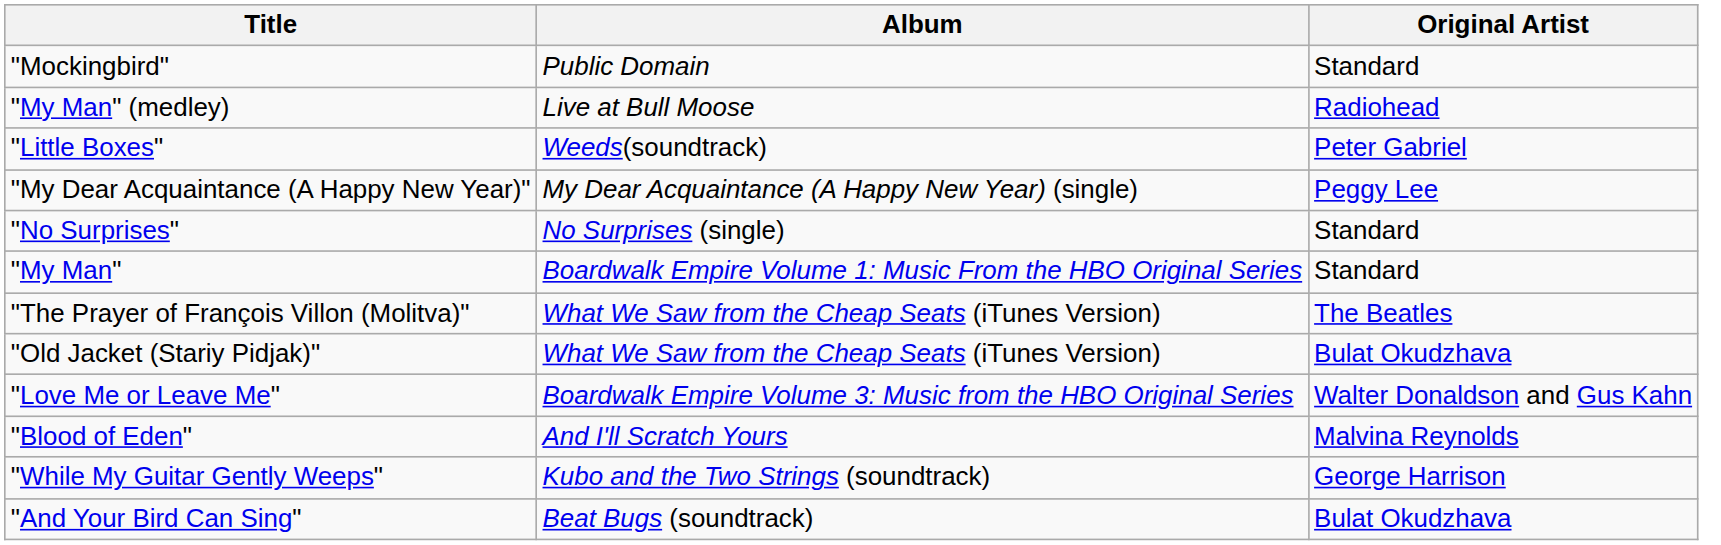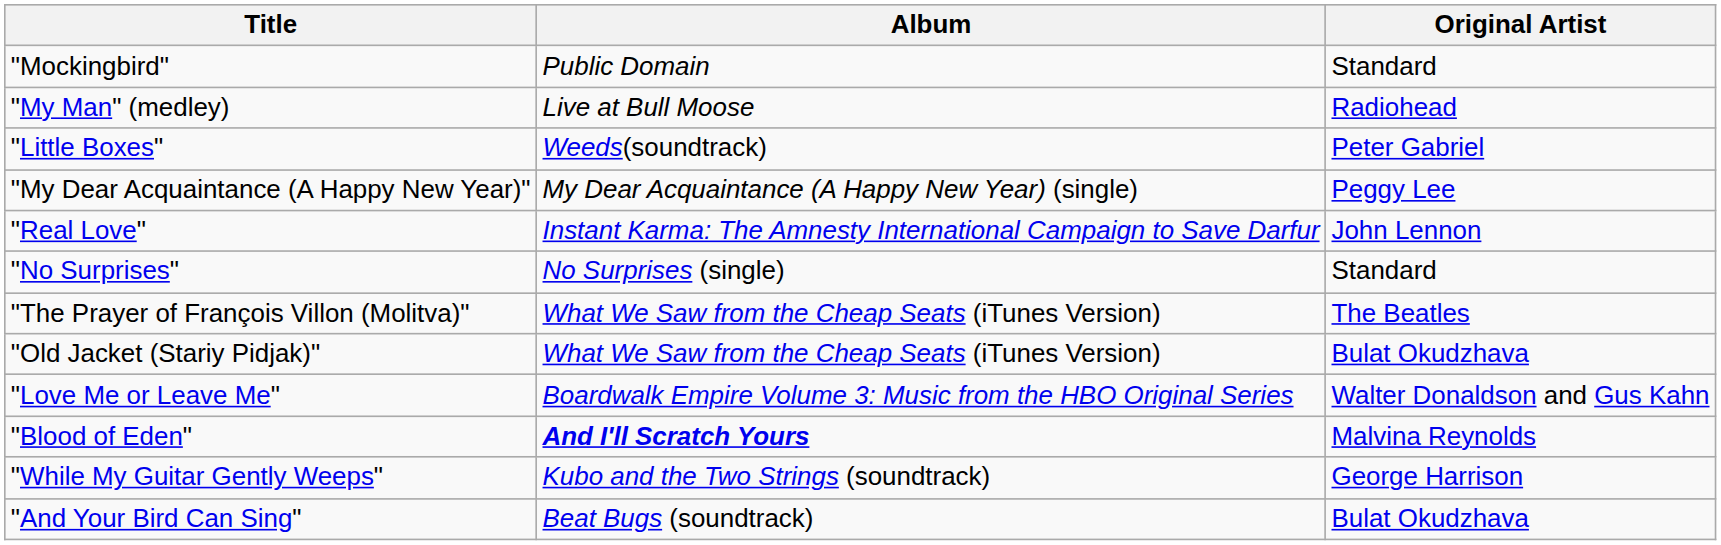+ row: (78, 230)
- row: (66, 271)
(665, 436) normal -> (676, 436) bold
